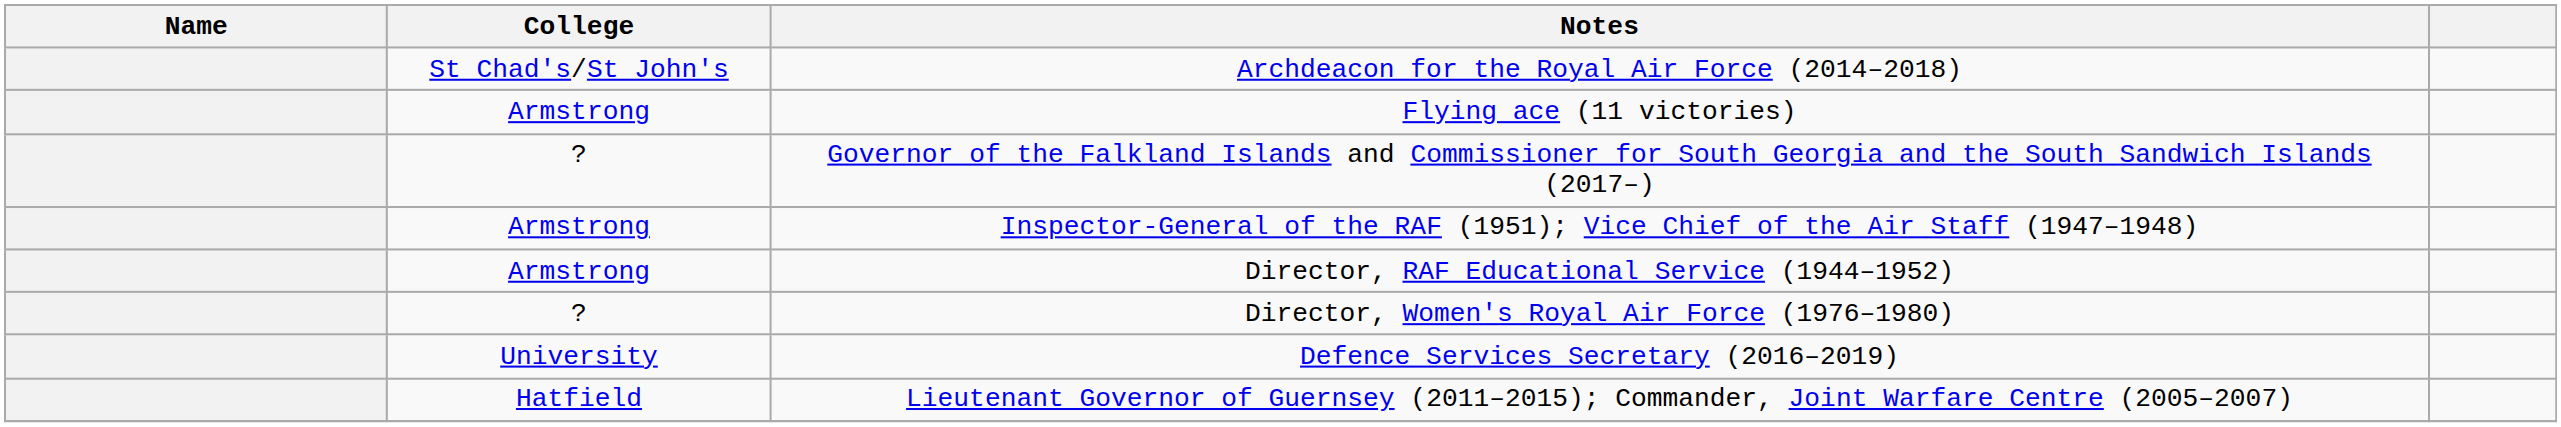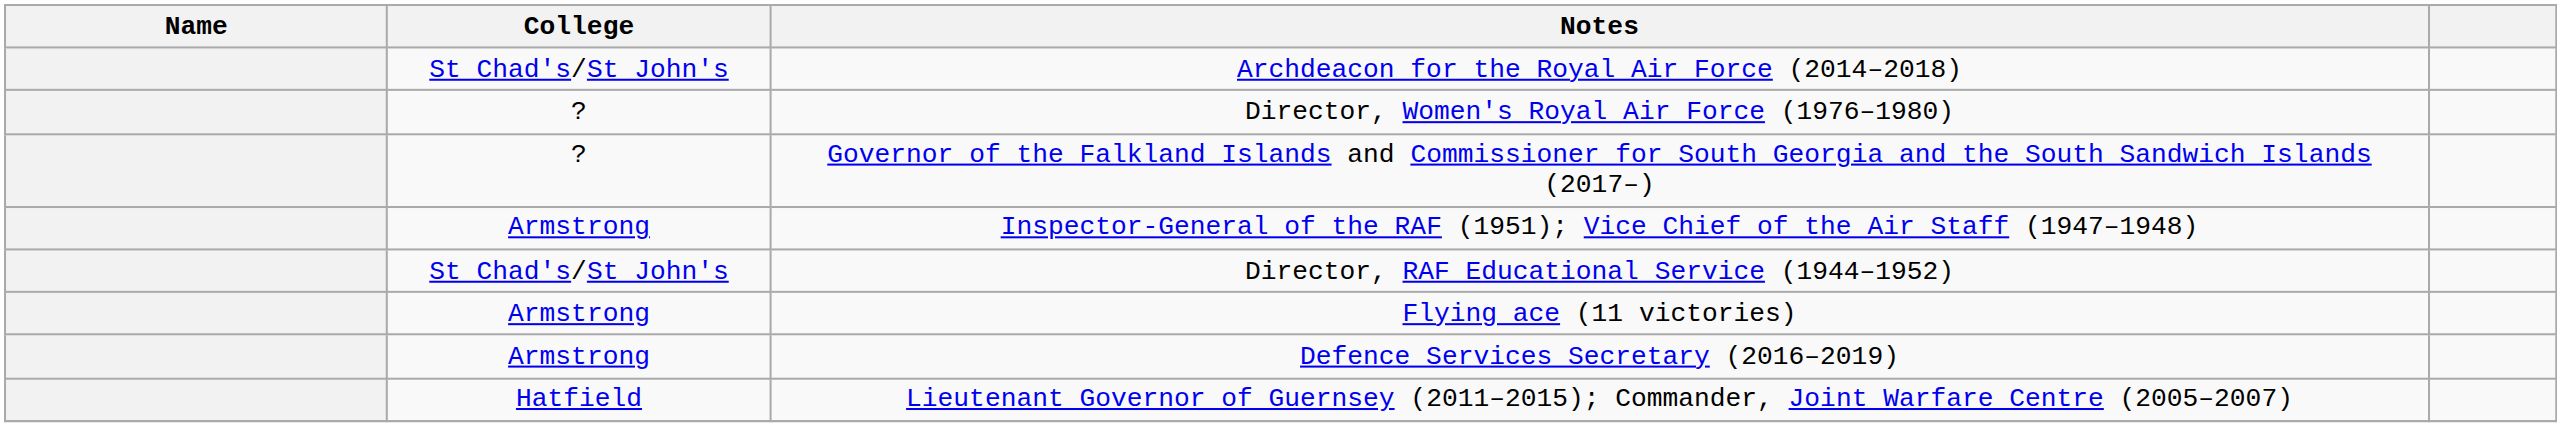rows swapped: (1600, 112) <-> (1600, 314)
(579, 271) Armstrong -> (579, 271) St Chad's/St John's
(579, 356) University -> (579, 356) Armstrong
